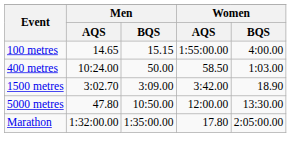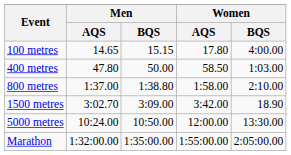(204, 50) 1:55:00.00 -> (215, 50) 17.80
(98, 68) 10:24.00 -> (106, 68) 47.80
+ row: (32, 86)
(106, 104) 47.80 -> (98, 123) 10:24.00
(215, 123) 17.80 -> (204, 141) 1:55:00.00
